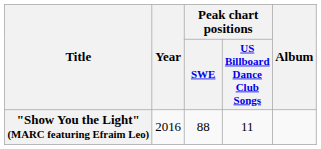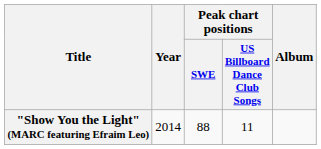(168, 127) 2016 -> (168, 127) 2014
